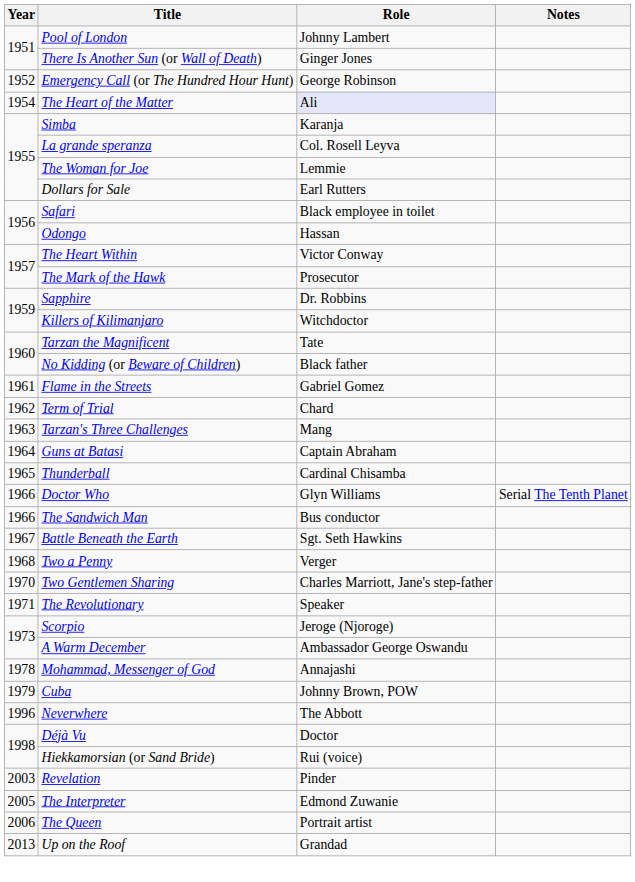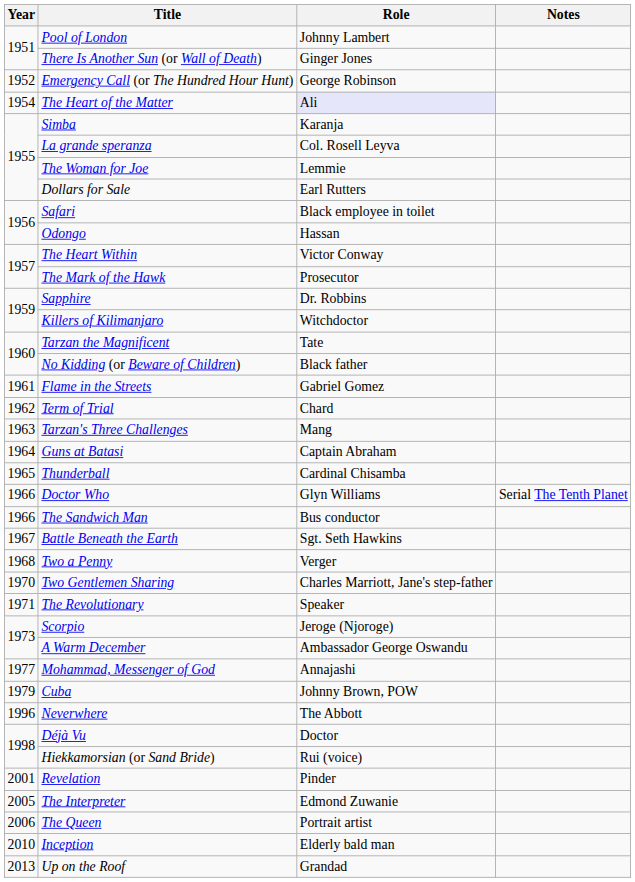(21, 670) 1978 -> (21, 670) 1977
(21, 779) 2003 -> (21, 779) 2001
+ row: (67, 844)
